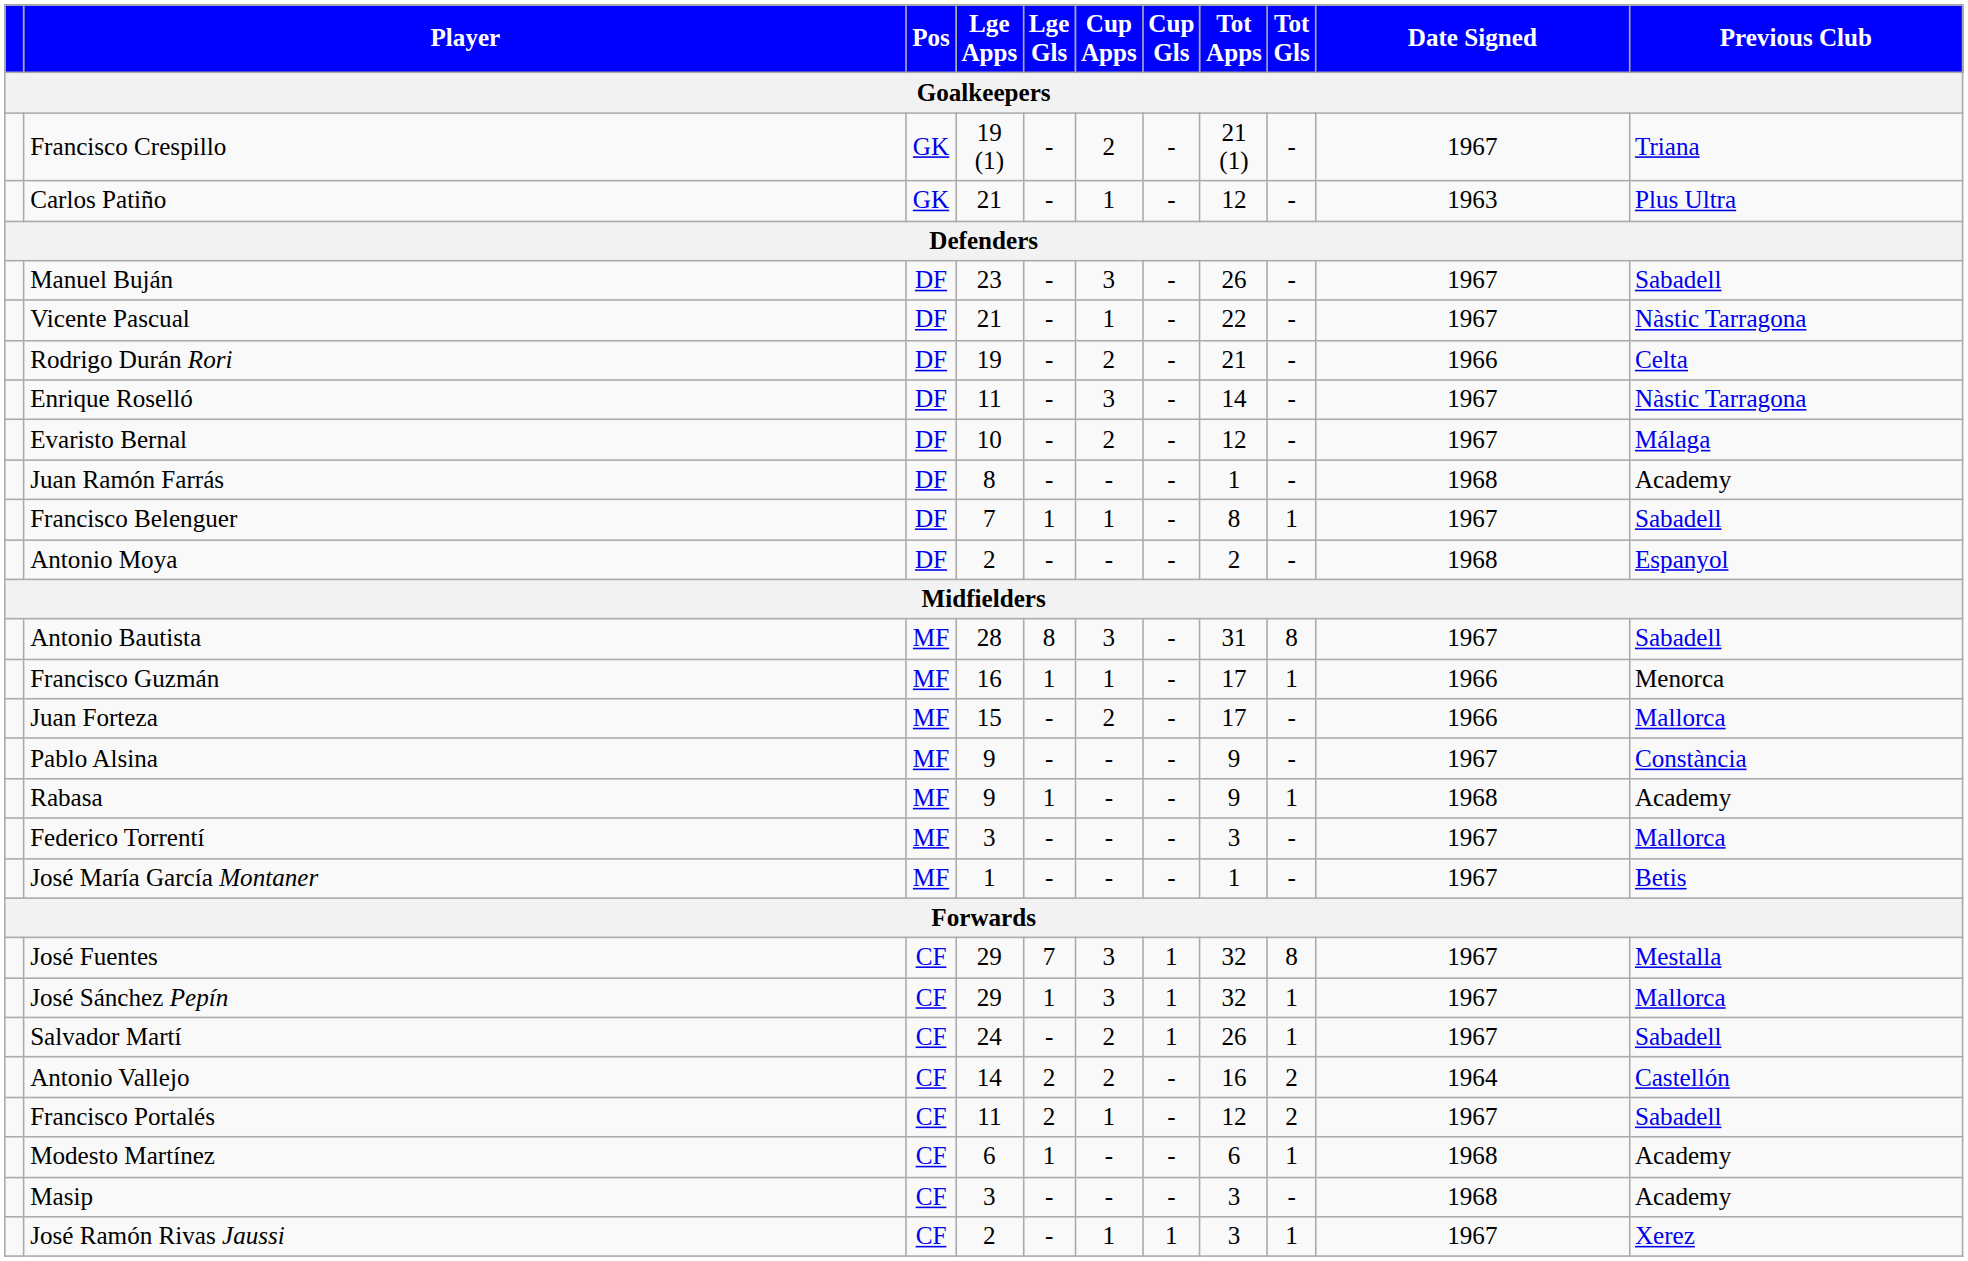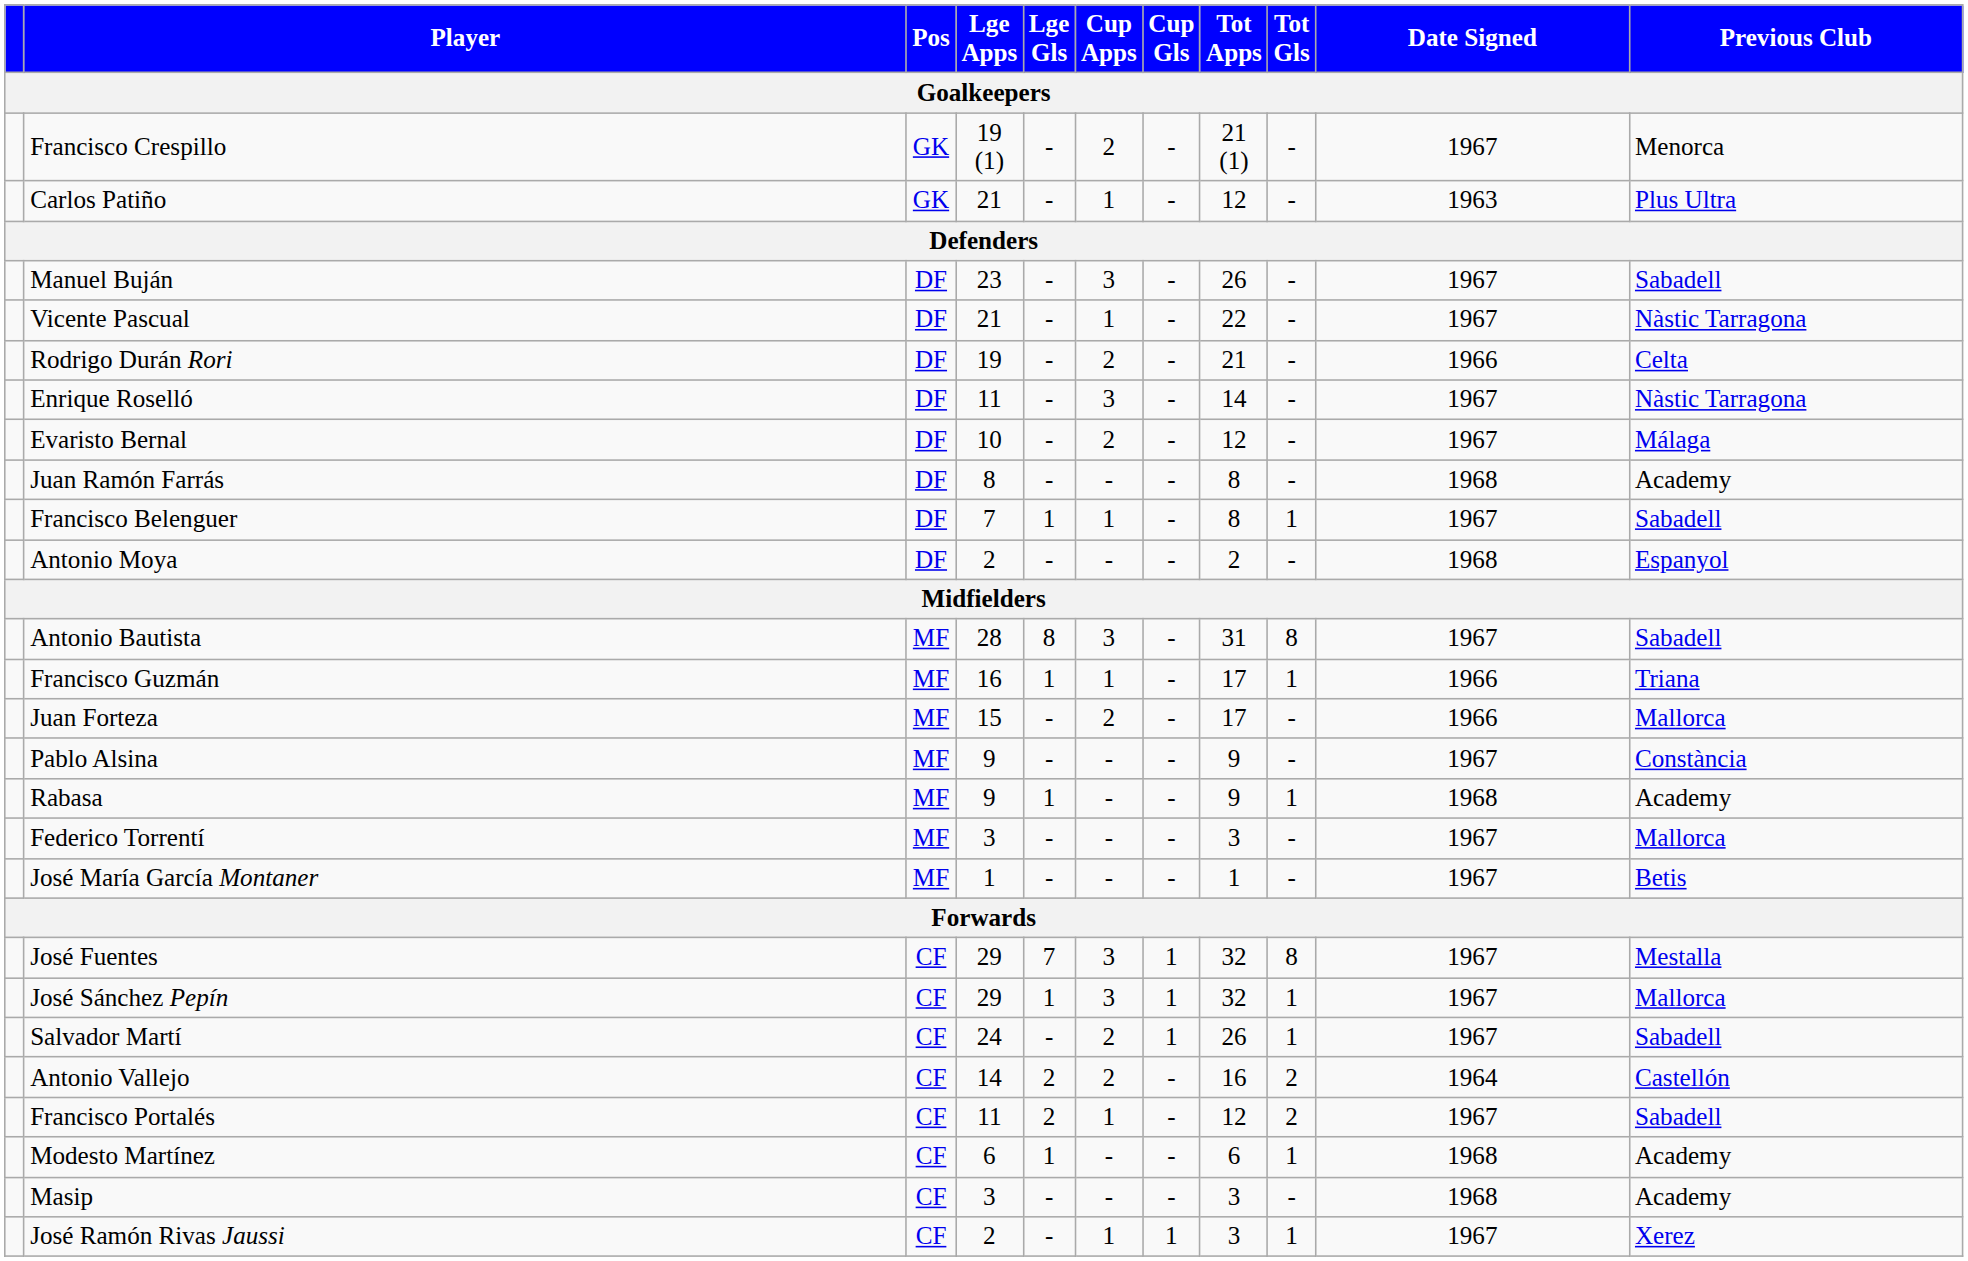(1667, 146) Triana -> (1680, 146) Menorca
(1234, 479) 1 -> (1234, 479) 8
(1680, 678) Menorca -> (1667, 678) Triana
